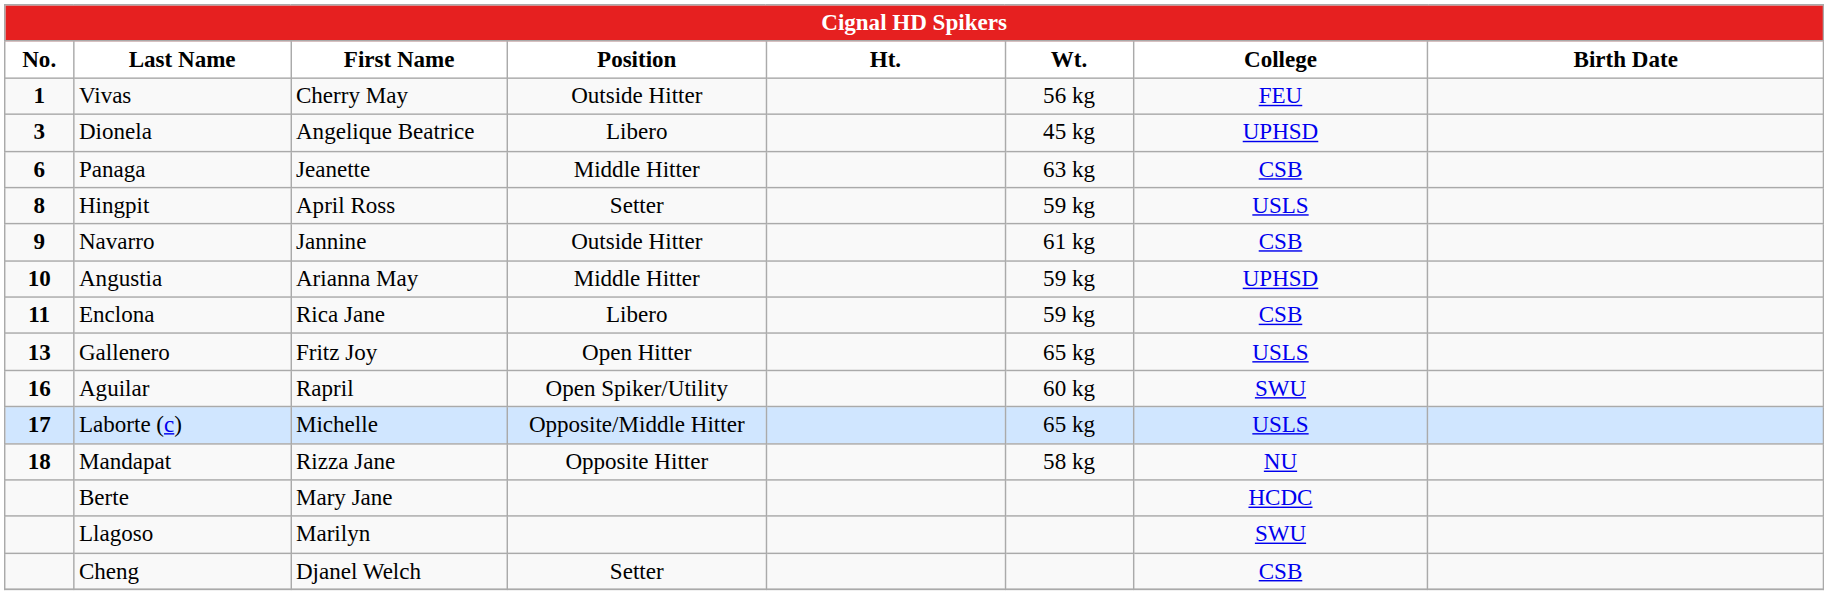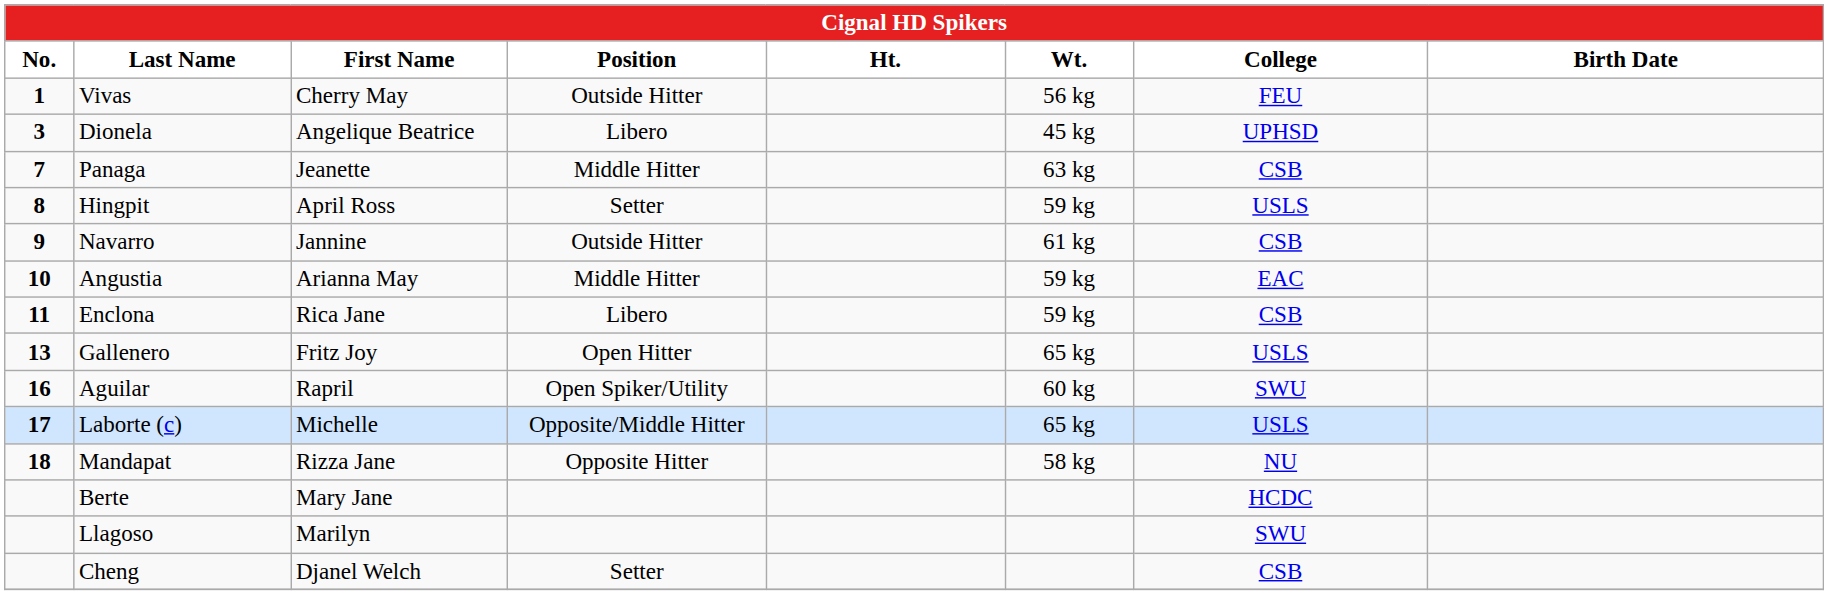(39, 168) 6 -> (39, 168) 7
(1280, 278) UPHSD -> (1280, 278) EAC
